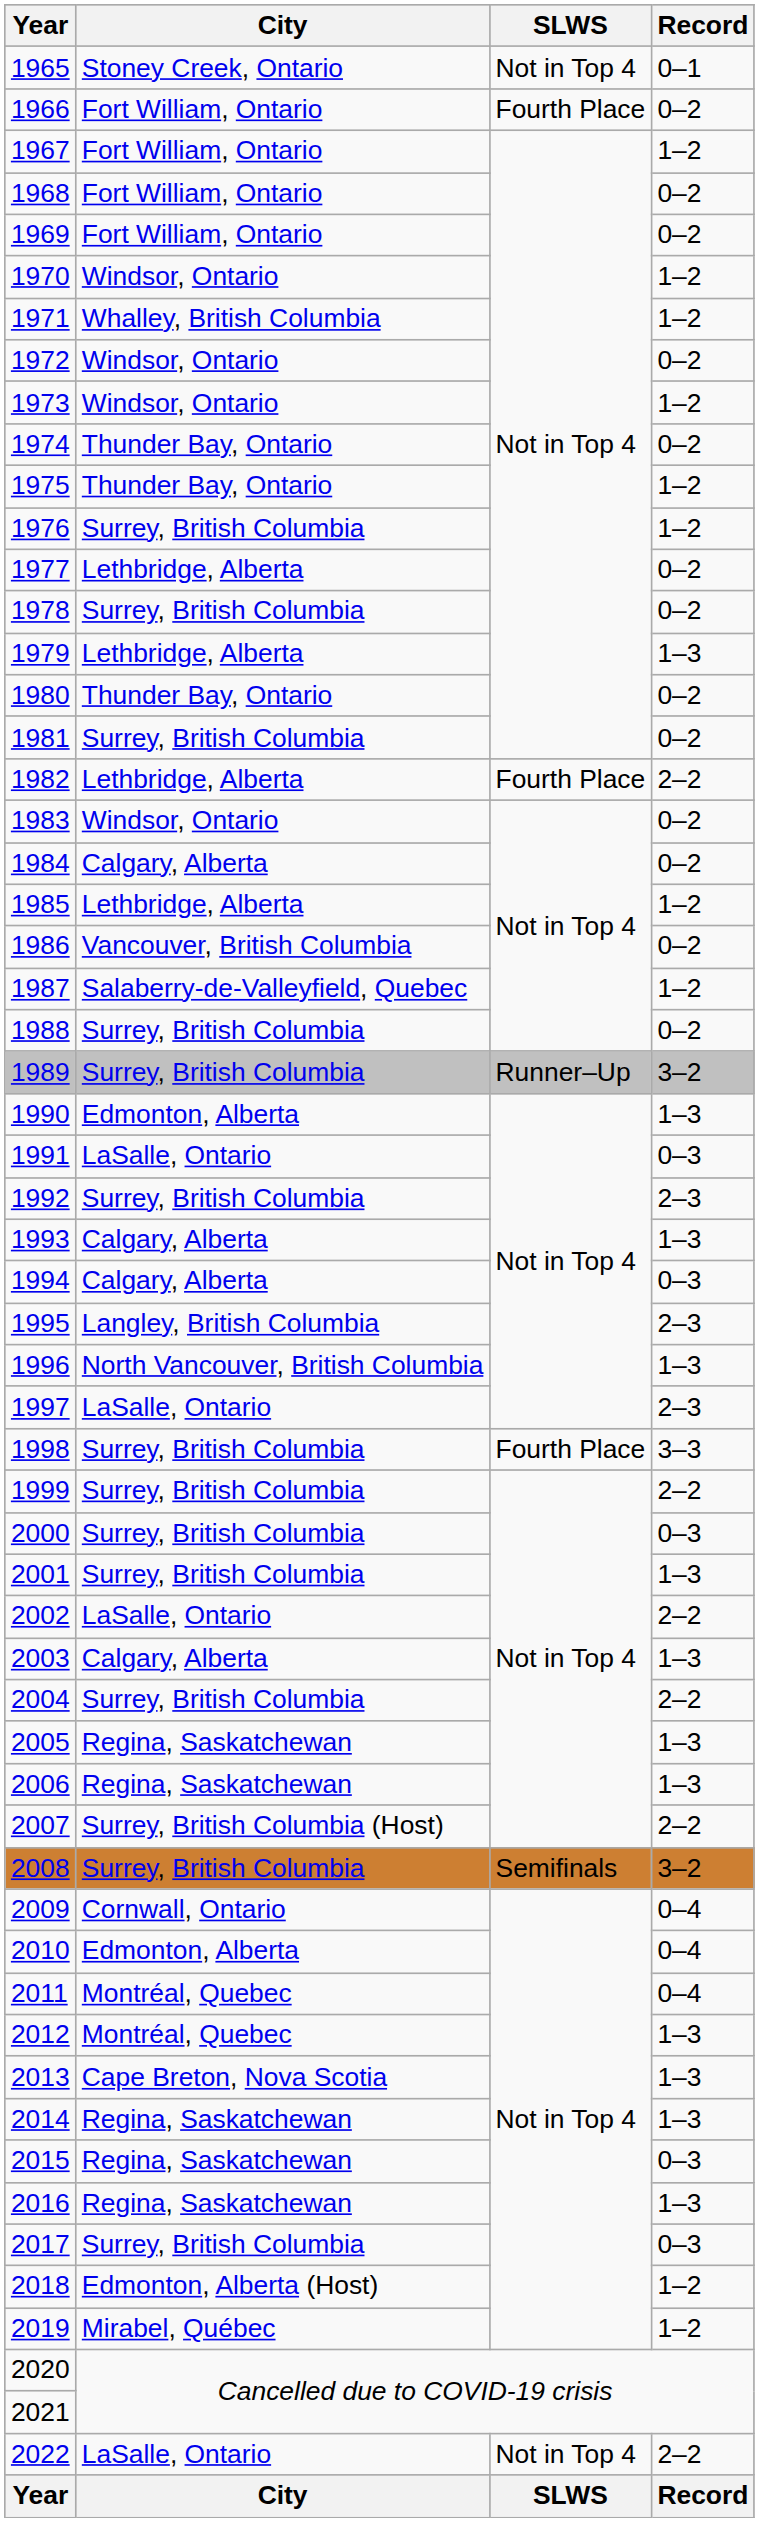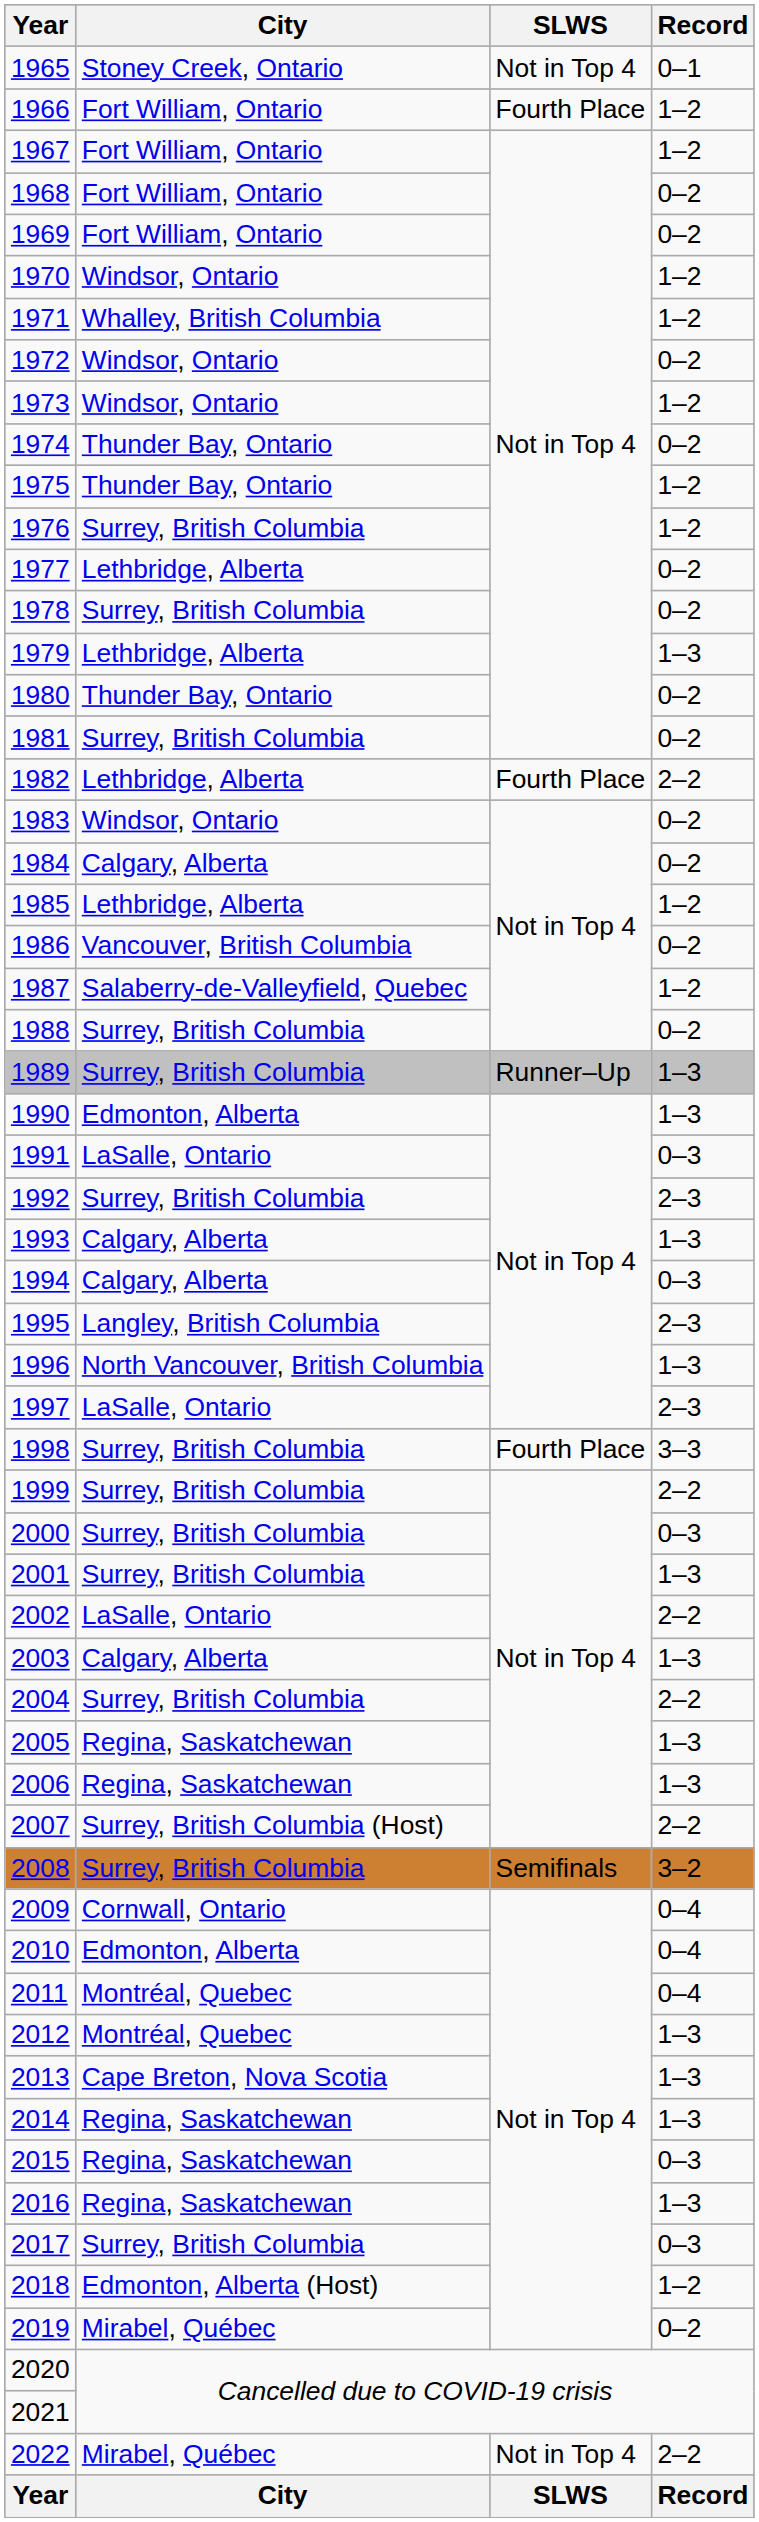(679, 109) 0–2 -> (679, 109) 1–2
(679, 1072) 3–2 -> (679, 1072) 1–3
(679, 2328) 1–2 -> (679, 2328) 0–2
(176, 2453) LaSalle, Ontario -> (179, 2453) Mirabel, Québec
